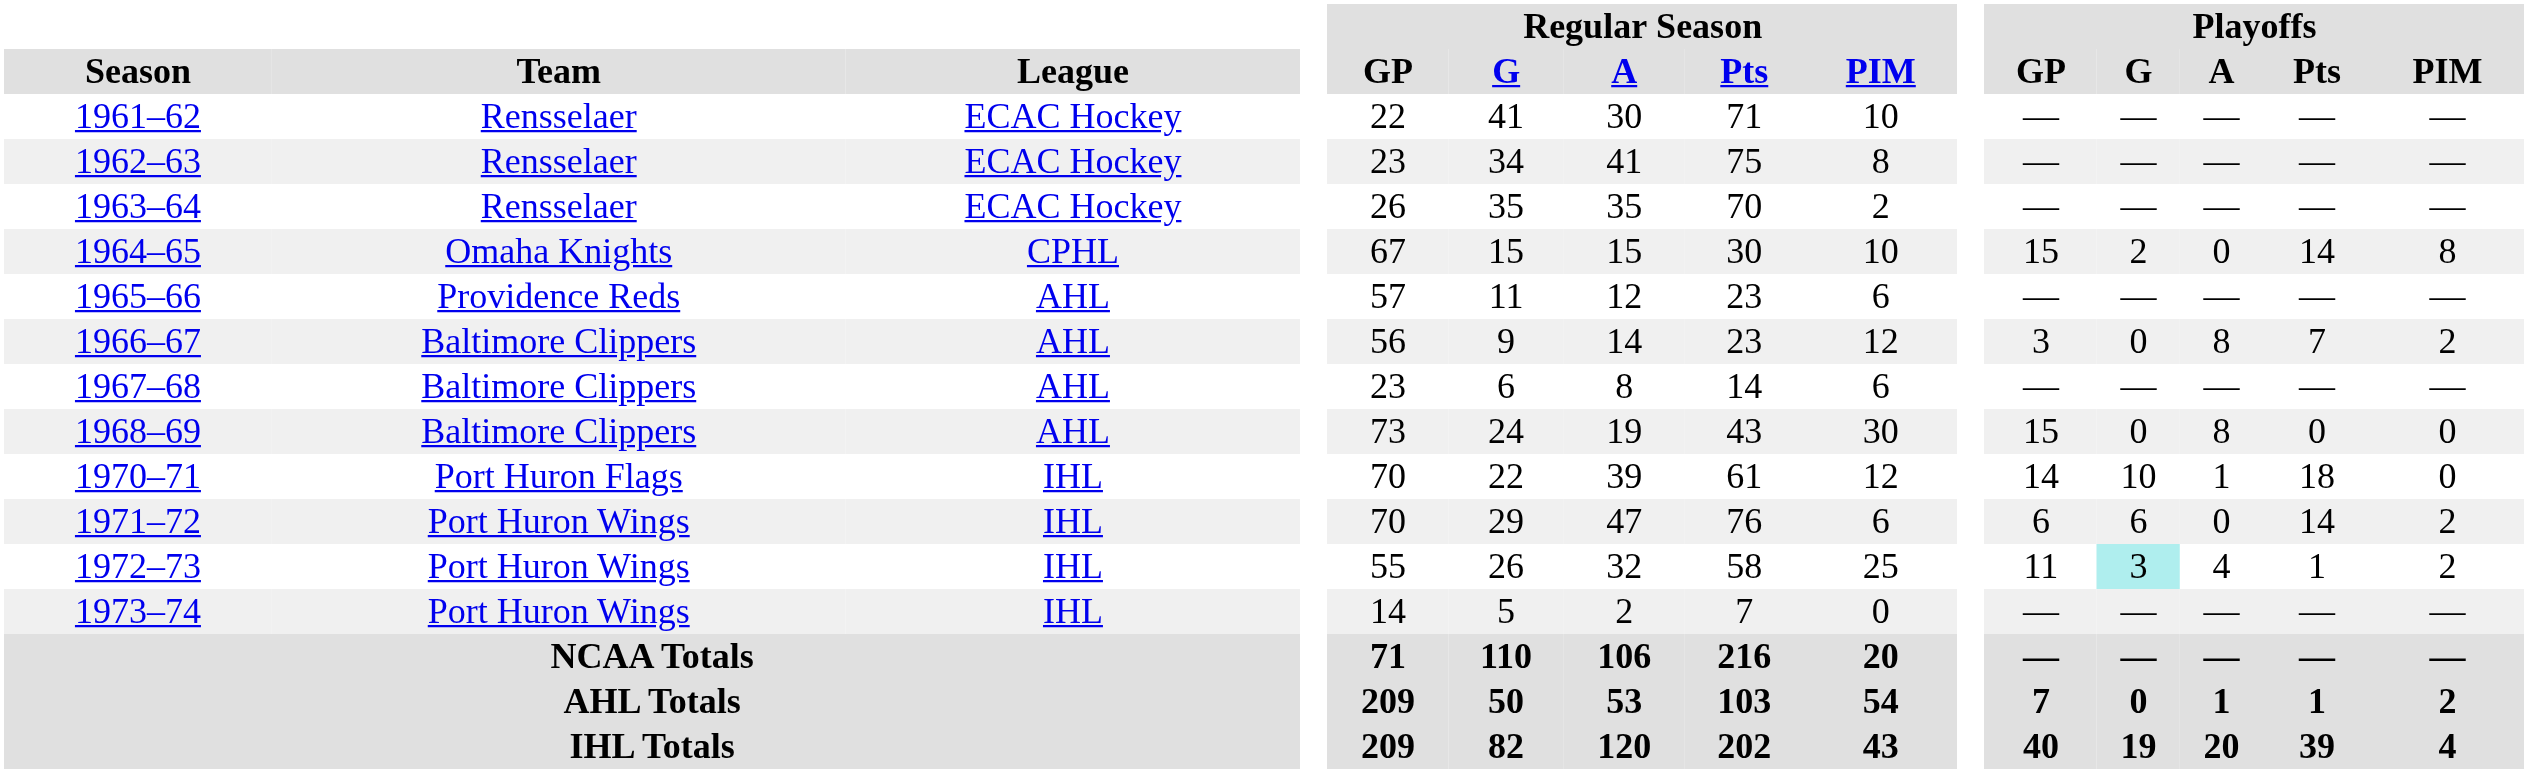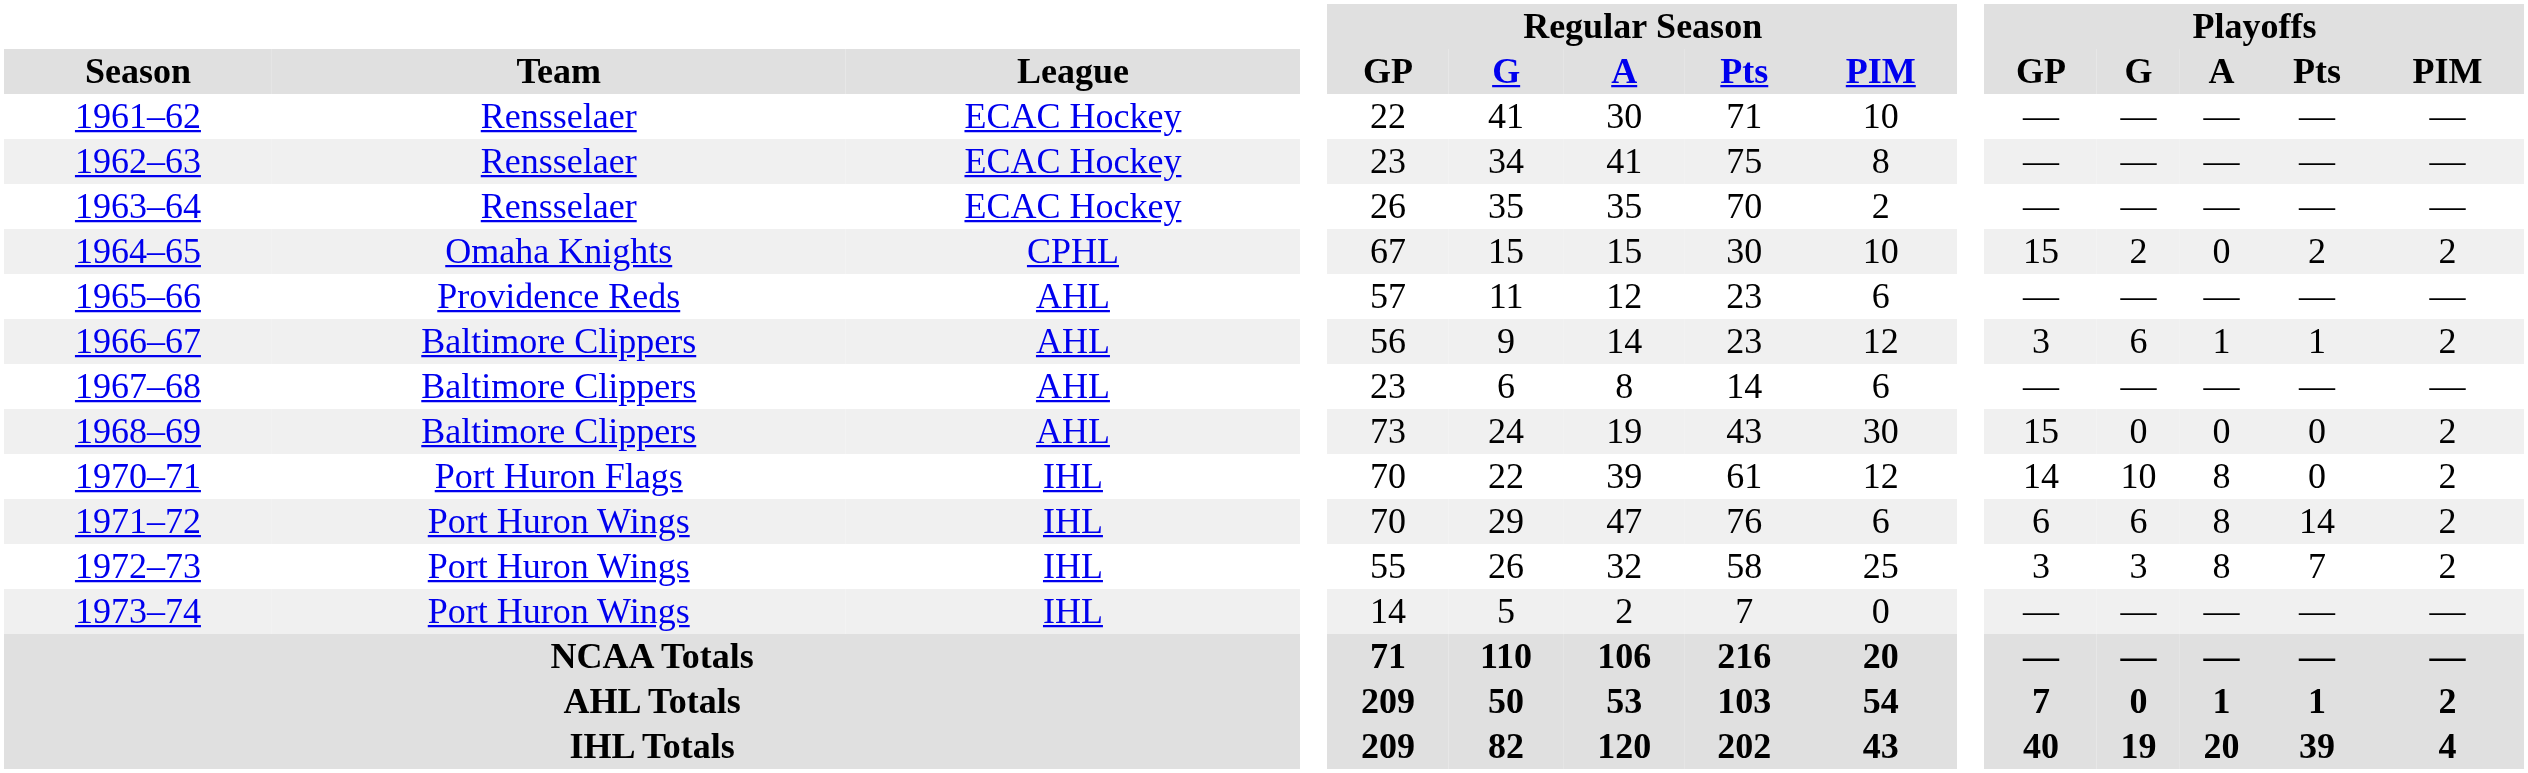(2317, 250) 14 -> (2317, 250) 2
(2447, 250) 8 -> (2447, 250) 2
(2138, 340) 0 -> (2138, 340) 6
(2222, 340) 8 -> (2222, 340) 1
(2317, 340) 7 -> (2317, 340) 1
(2222, 430) 8 -> (2222, 430) 0
(2447, 430) 0 -> (2447, 430) 2
(2222, 475) 1 -> (2222, 475) 8
(2317, 475) 18 -> (2317, 475) 0
(2447, 475) 0 -> (2447, 475) 2
(2222, 520) 0 -> (2222, 520) 8
(2041, 565) 11 -> (2041, 565) 3
(2138, 565) paleturquoise background -> (2138, 565) no background
(2222, 565) 4 -> (2222, 565) 8
(2317, 565) 1 -> (2317, 565) 7
